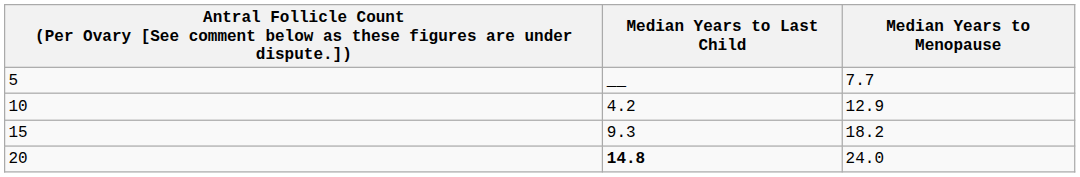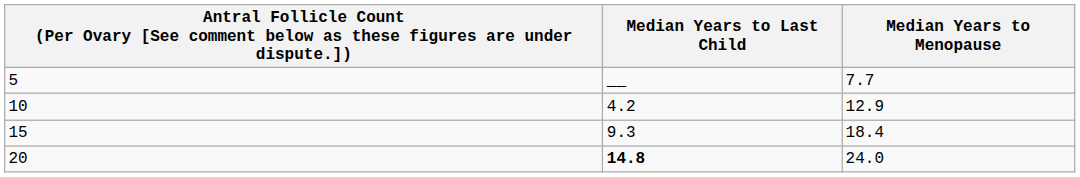(865, 133) 18.2 -> (865, 133) 18.4
